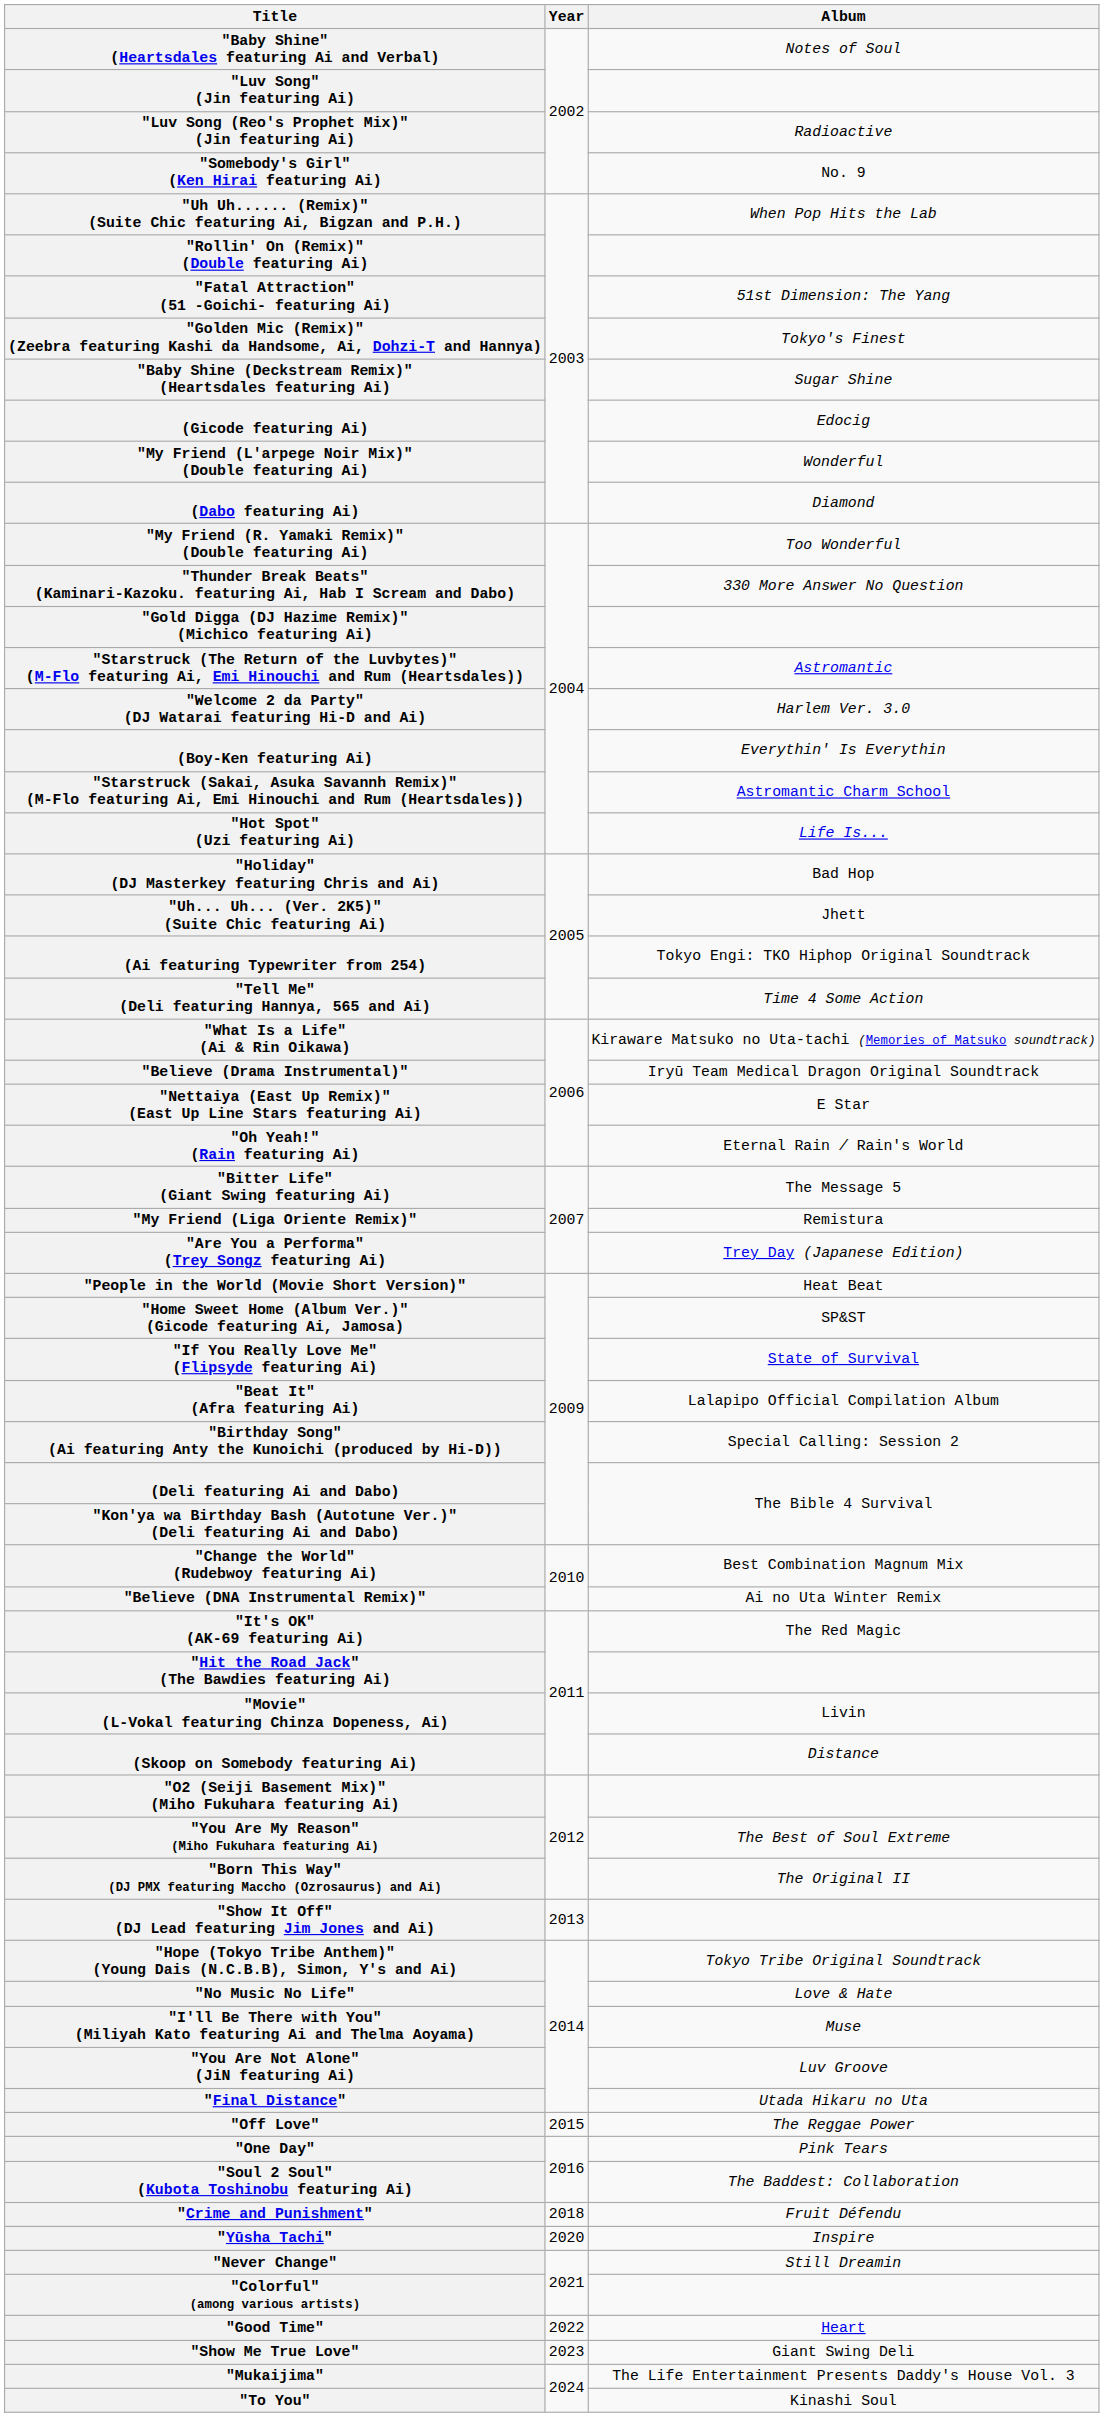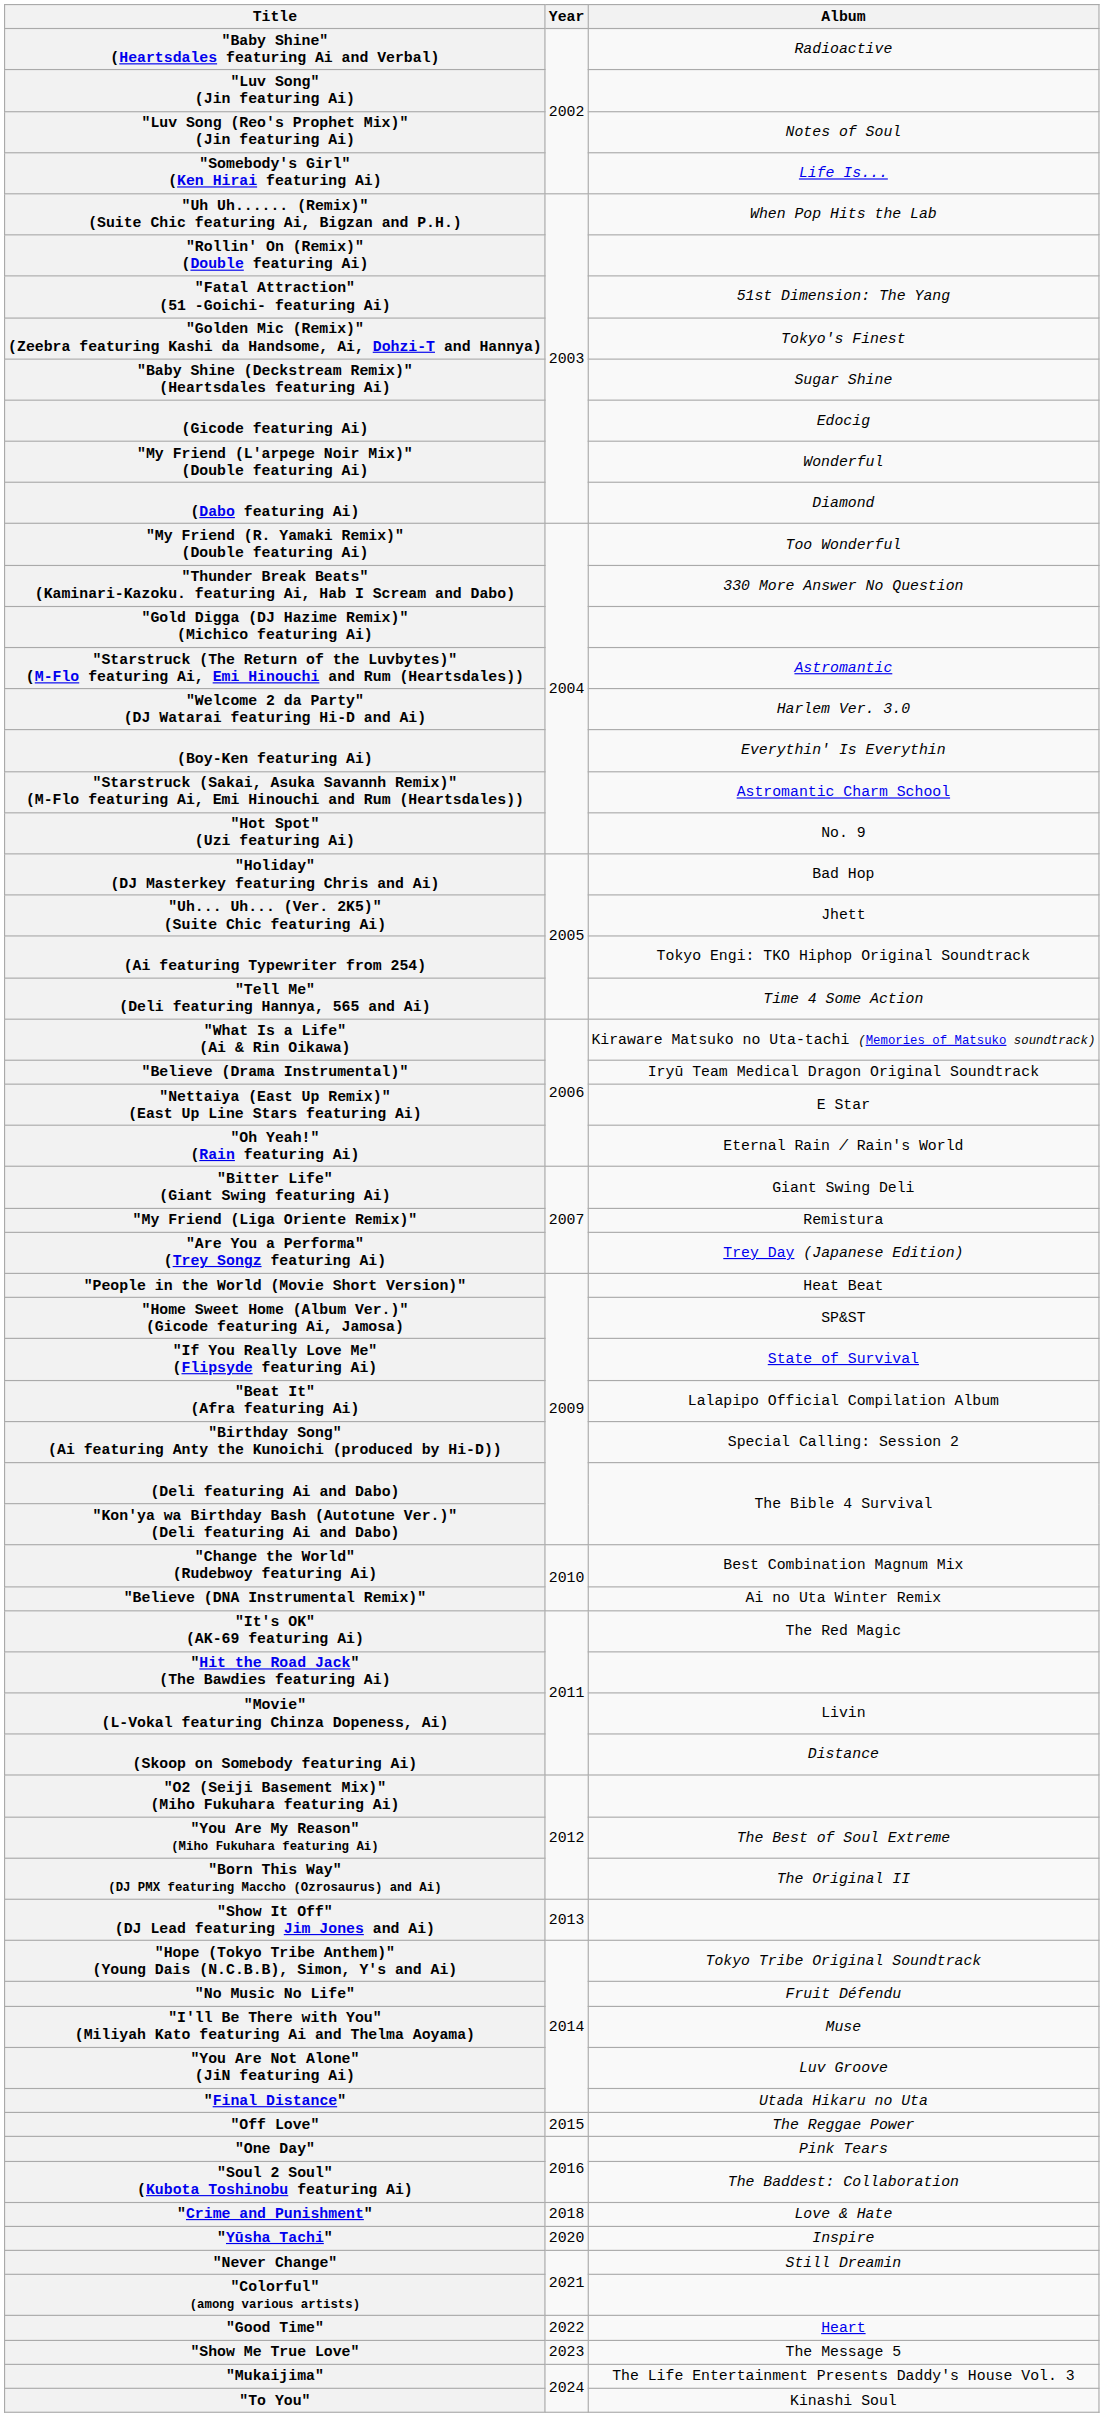(843, 49) Notes of Soul -> (843, 49) Radioactive
(843, 132) Radioactive -> (843, 132) Notes of Soul
(843, 173) No. 9 -> (843, 173) Life Is...
(843, 833) Life Is... -> (843, 833) No. 9
(843, 1187) The Message 5 -> (843, 1187) Giant Swing Deli
(843, 1994) Love & Hate -> (843, 1994) Fruit Défendu
(843, 2214) Fruit Défendu -> (843, 2214) Love & Hate
(843, 2352) Giant Swing Deli -> (843, 2352) The Message 5
